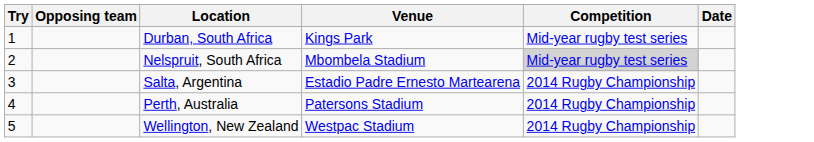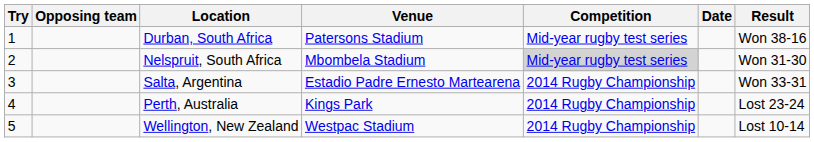+ column: (773, 16)
(339, 38) Kings Park -> (364, 38) Patersons Stadium
(364, 104) Patersons Stadium -> (339, 104) Kings Park
